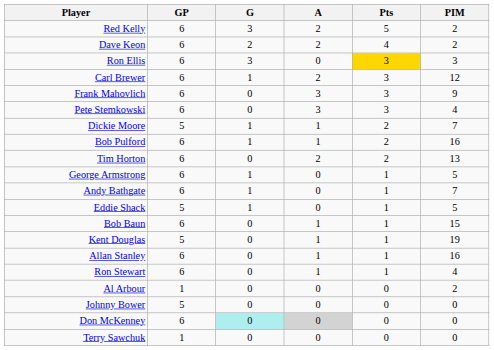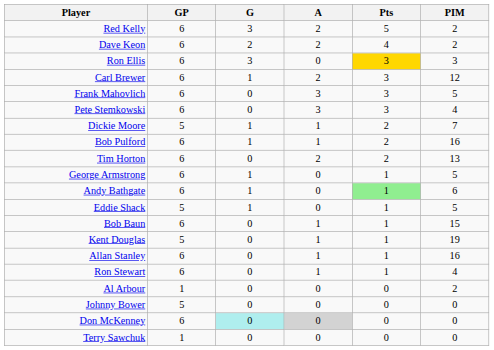(455, 93) 9 -> (455, 93) 5
(386, 191) no background -> (386, 191) lightgreen background
(455, 191) 7 -> (455, 191) 6
